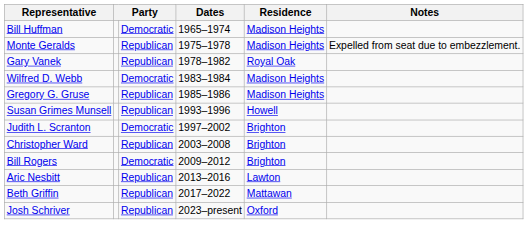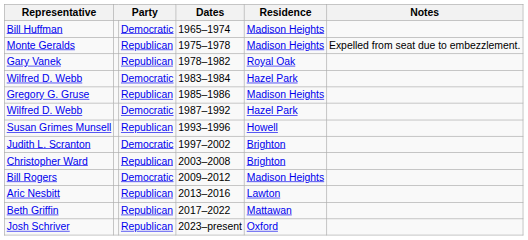(285, 78) Madison Heights -> (272, 78) Hazel Park
+ row: (44, 111)
(266, 161) Brighton -> (285, 177) Madison Heights
